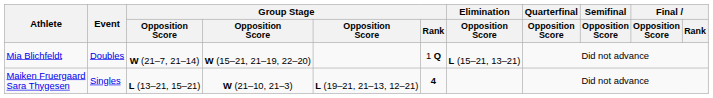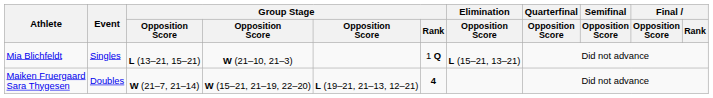(107, 56) Doubles -> (105, 56) Singles
(165, 61) W (21–7, 21–14) -> (165, 61) L (13–21, 15–21)
(258, 61) W (15–21, 21–19, 22–20) -> (258, 61) W (21–10, 21–3)
(105, 81) Singles -> (107, 81) Doubles
(165, 86) L (13–21, 15–21) -> (165, 86) W (21–7, 21–14)
(258, 86) W (21–10, 21–3) -> (258, 86) W (15–21, 21–19, 22–20)
